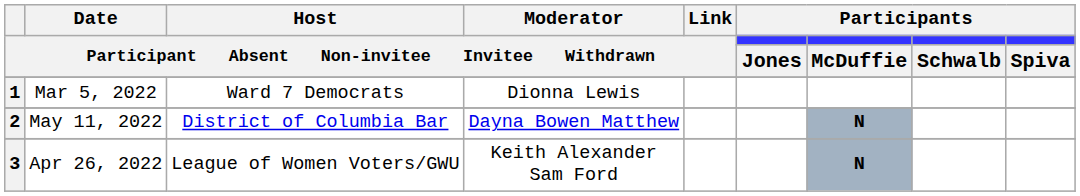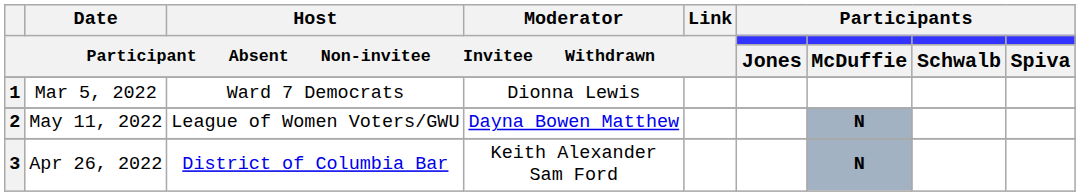(315, 123) District of Columbia Bar -> (315, 123) League of Women Voters/GWU
(315, 164) League of Women Voters/GWU -> (315, 164) District of Columbia Bar
